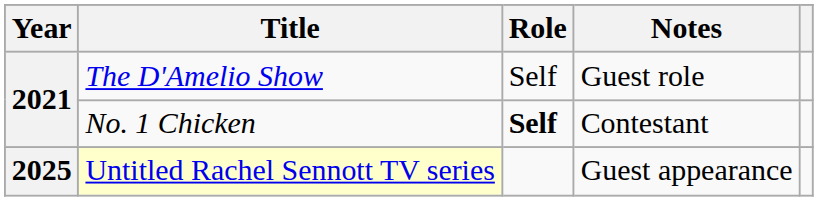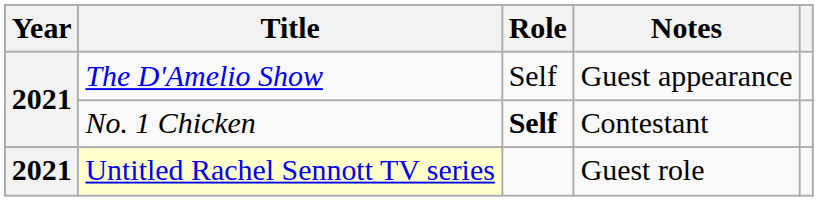(643, 75) Guest role -> (687, 75) Guest appearance
(42, 170) 2025 -> (42, 170) 2021
(687, 170) Guest appearance -> (643, 170) Guest role
